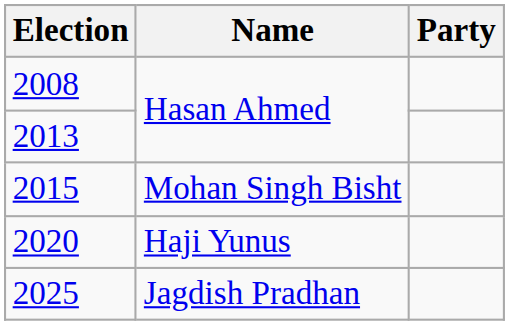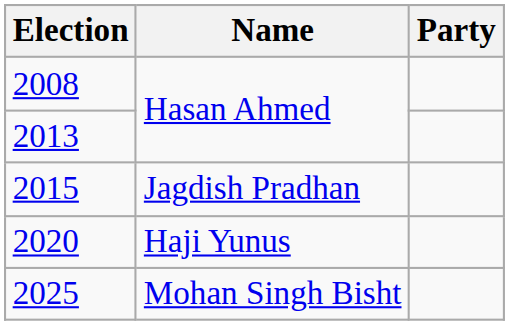(273, 188) Mohan Singh Bisht -> (252, 188) Jagdish Pradhan
(252, 293) Jagdish Pradhan -> (273, 293) Mohan Singh Bisht
